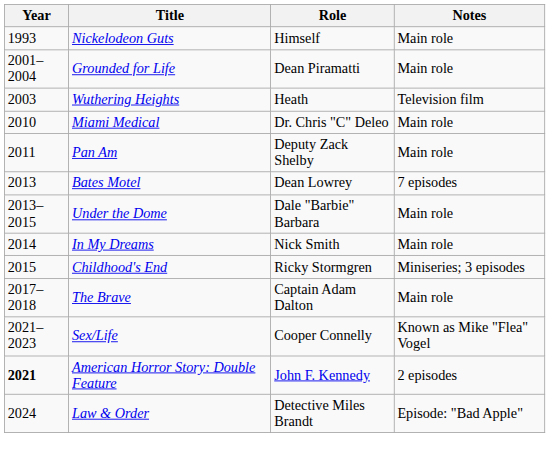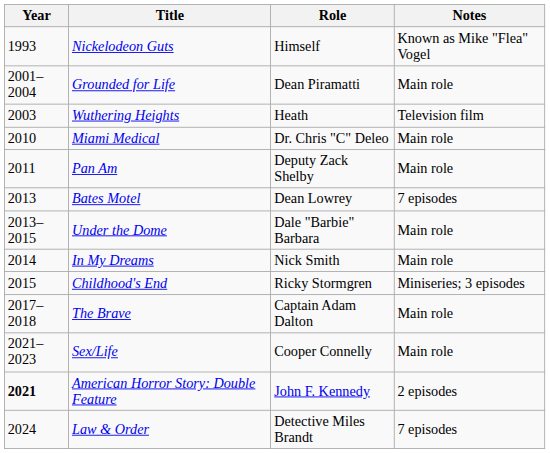(425, 38) Main role -> (463, 46) Known as Mike "Flea" Vogel
(463, 336) Known as Mike "Flea" Vogel -> (425, 352) Main role
(460, 413) Episode: "Bad Apple" -> (427, 429) 7 episodes
